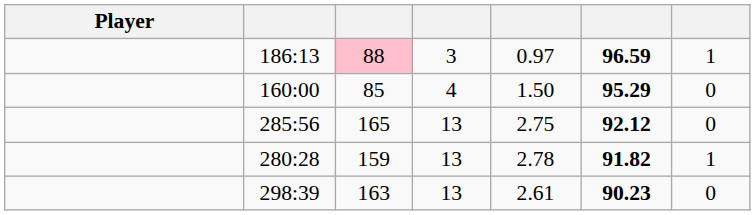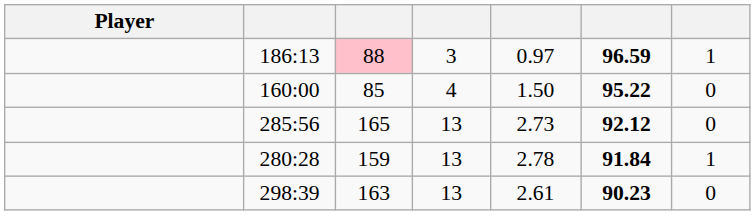(626, 90) 95.29 -> (626, 90) 95.22
(535, 124) 2.75 -> (535, 124) 2.73
(626, 158) 91.82 -> (626, 158) 91.84
